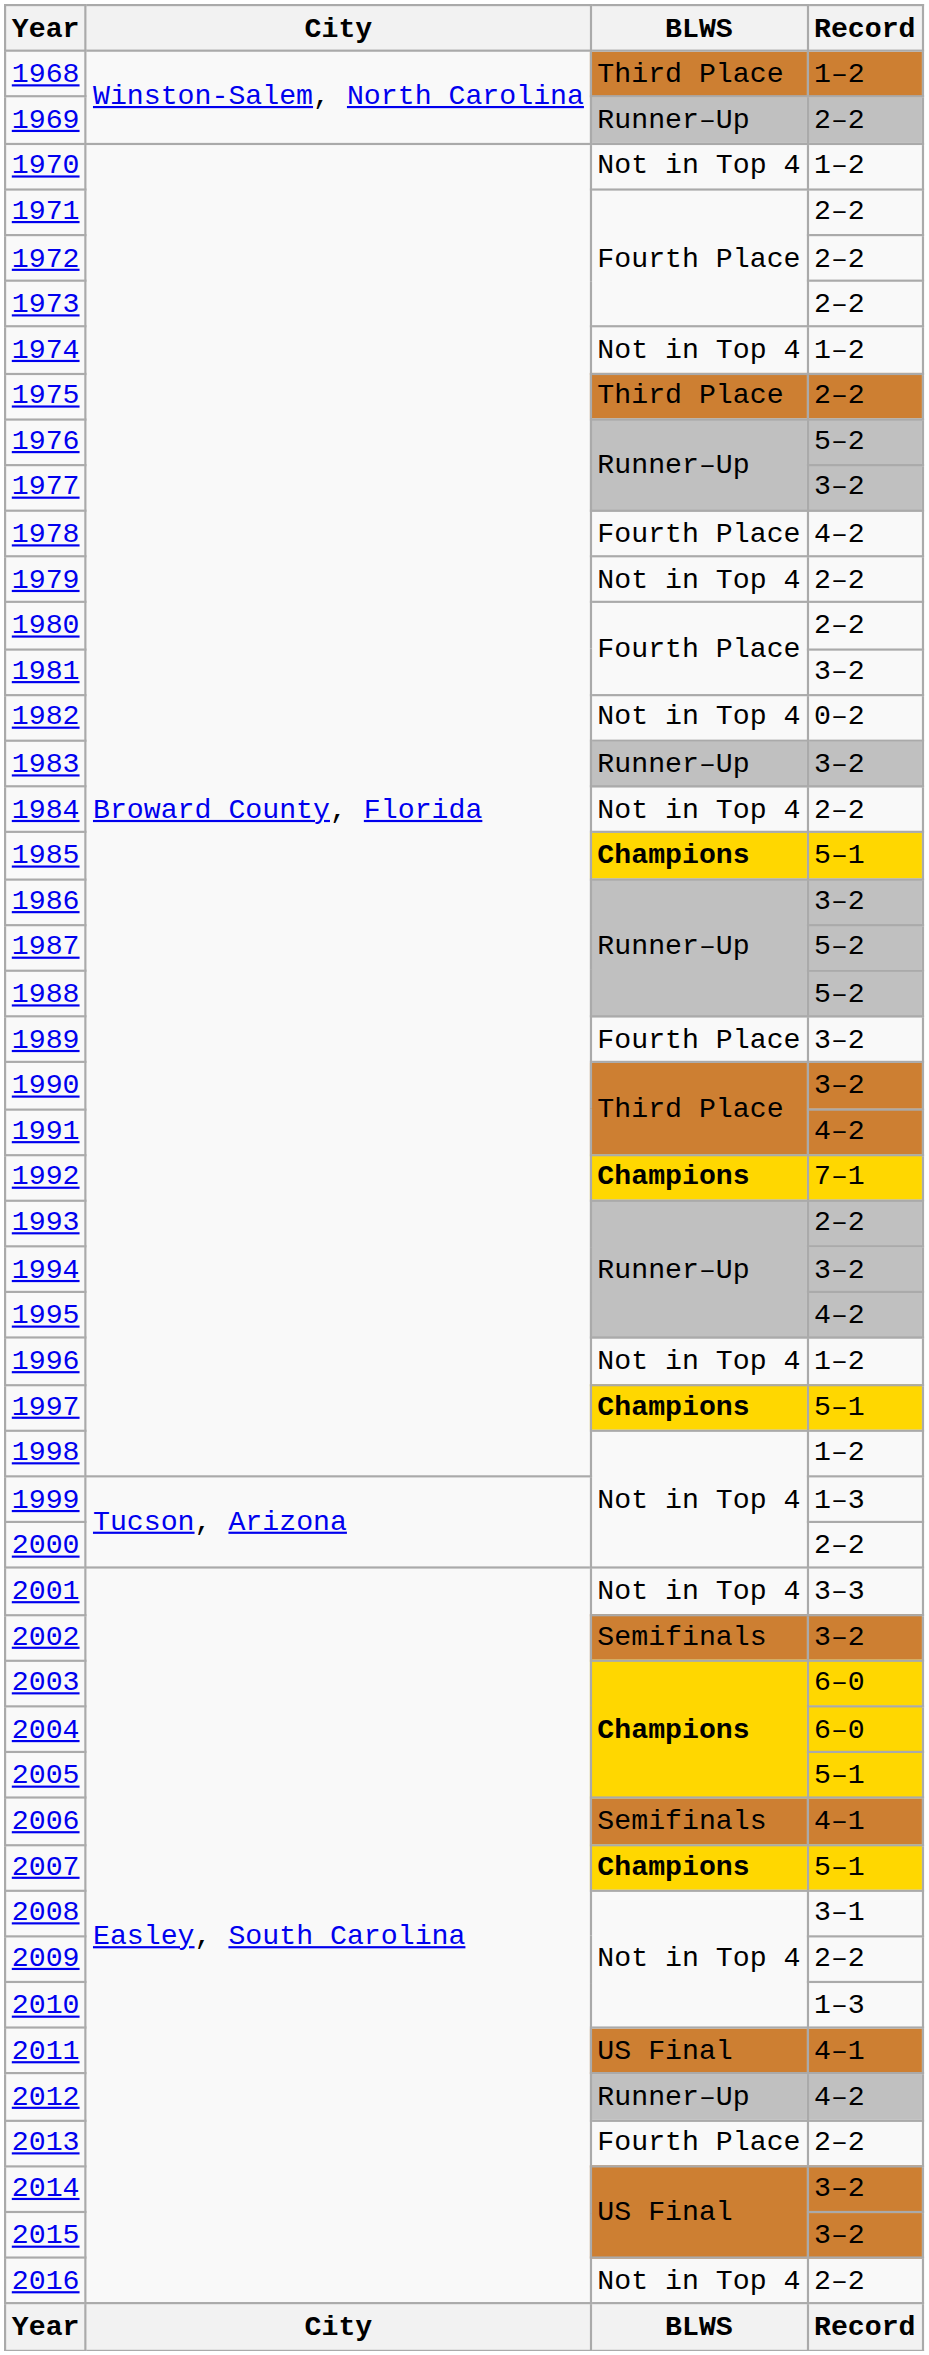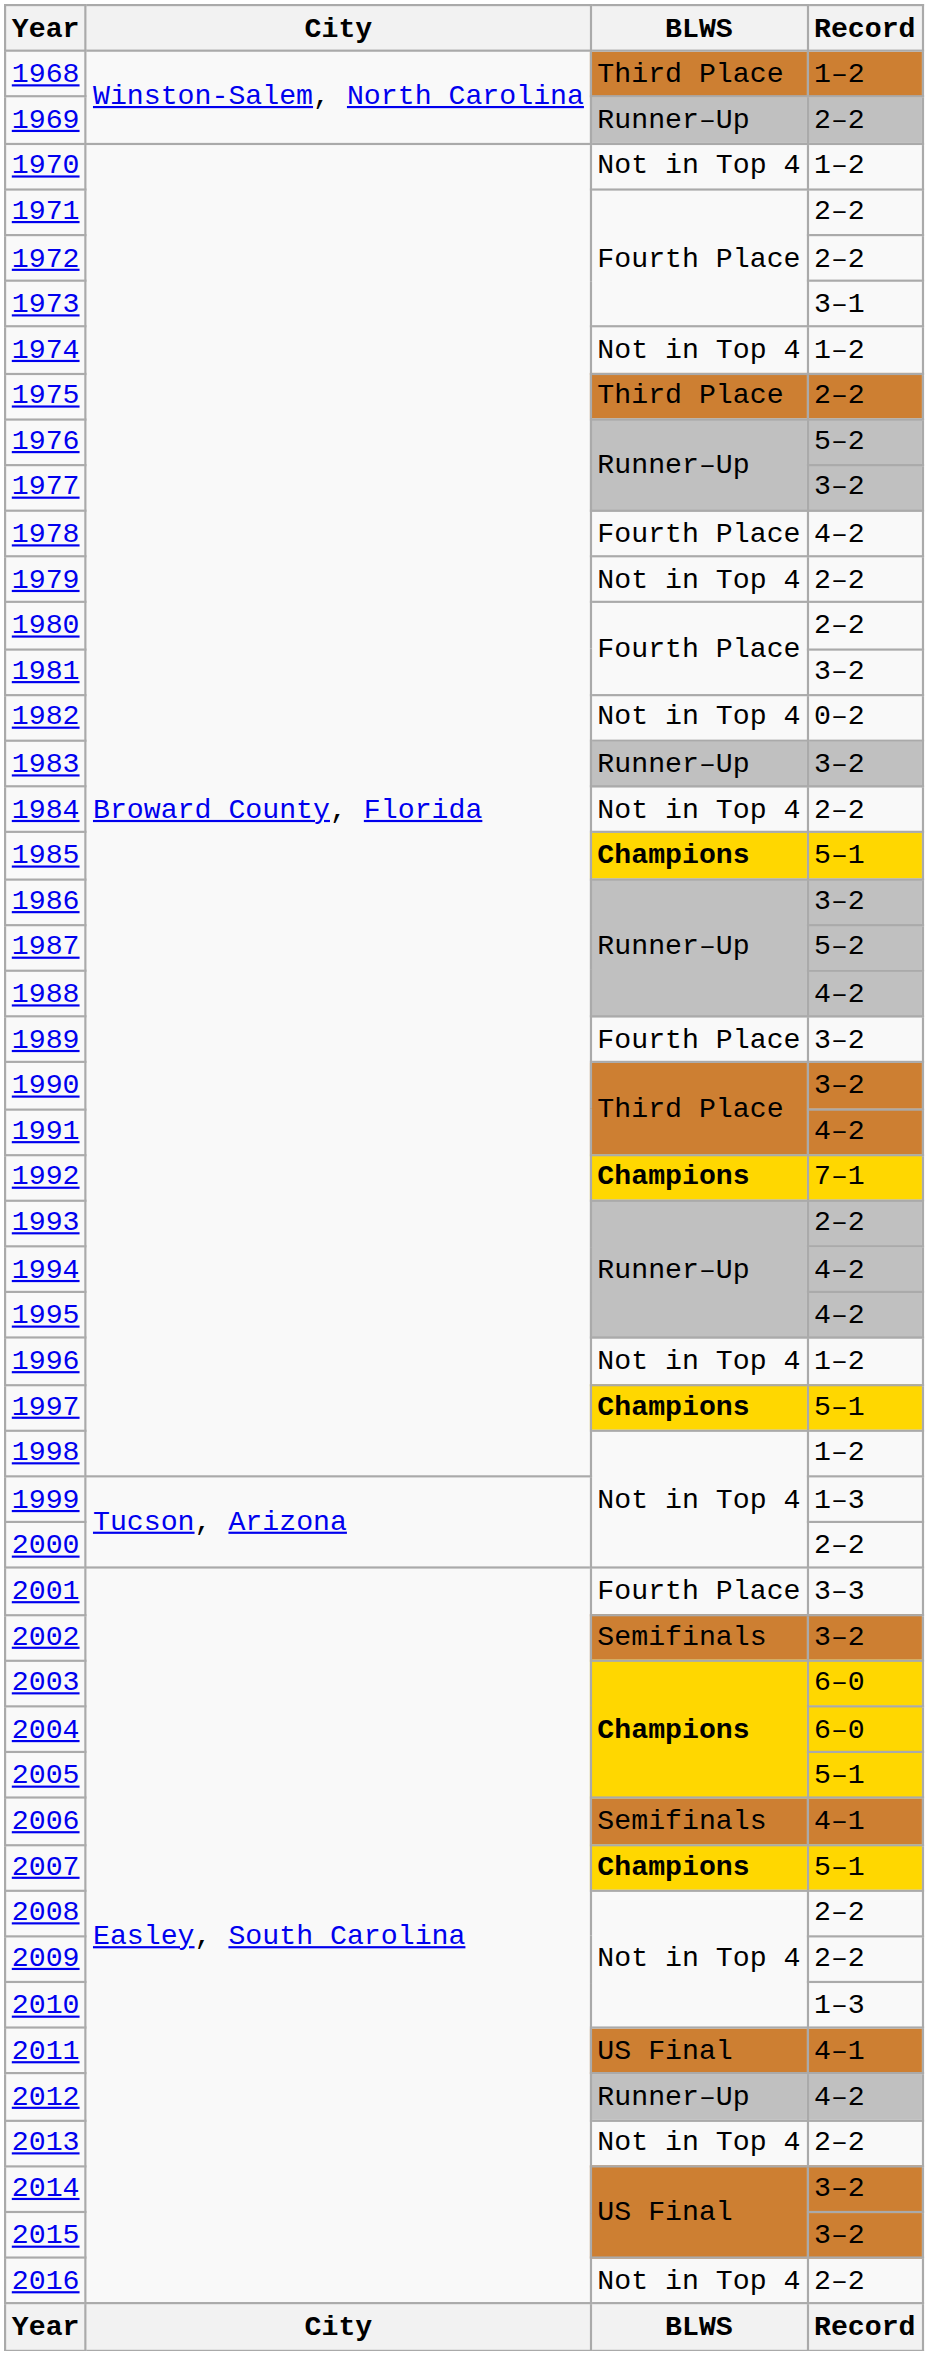(839, 304) 2–2 -> (839, 304) 3–1
(839, 994) 5–2 -> (839, 994) 4–2
(839, 1269) 3–2 -> (839, 1269) 4–2
(699, 1591) Not in Top 4 -> (699, 1591) Fourth Place
(839, 1913) 3–1 -> (839, 1913) 2–2
(699, 2143) Fourth Place -> (699, 2143) Not in Top 4
